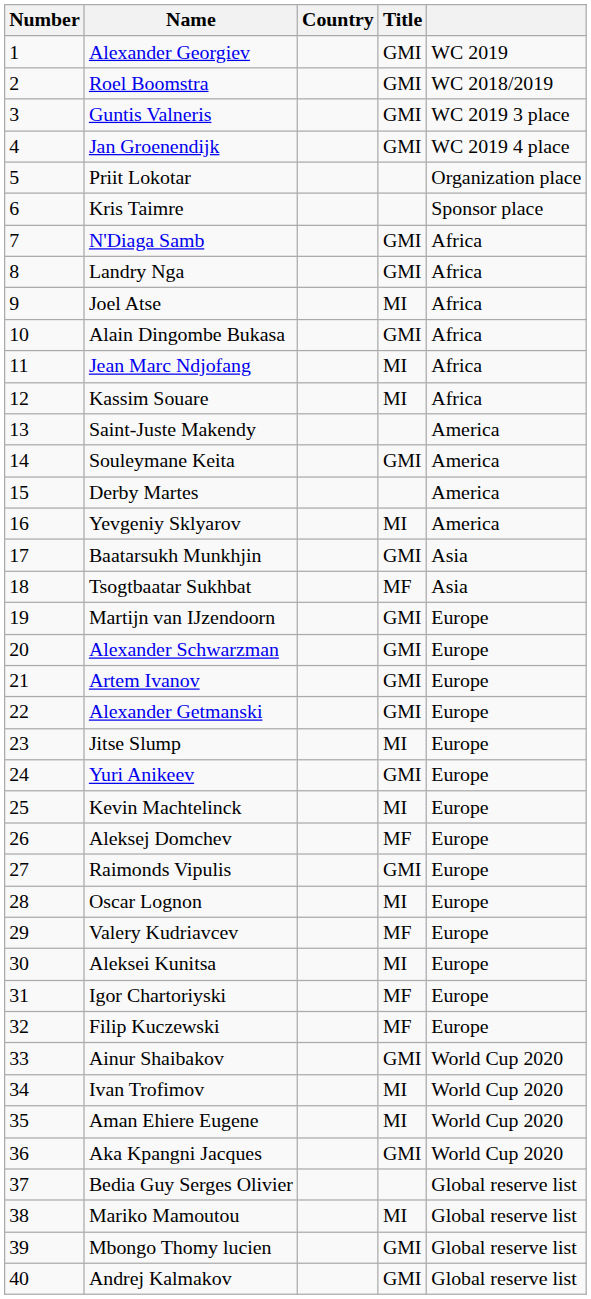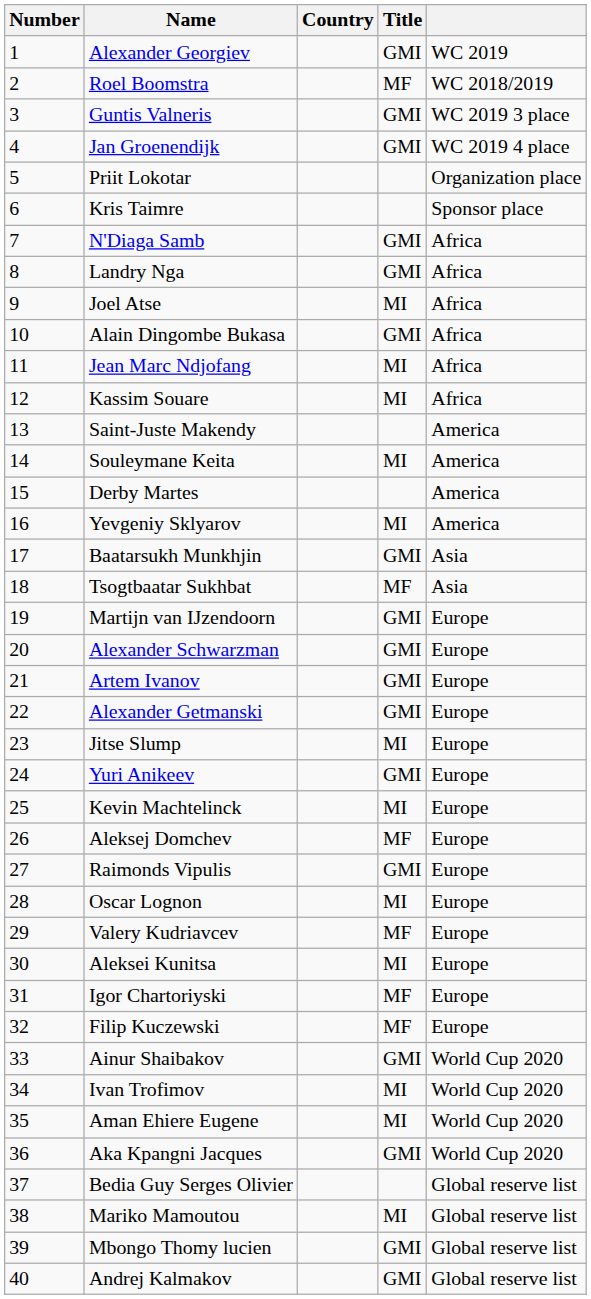(402, 83) GMI -> (397, 83) MF
(402, 460) GMI -> (395, 460) MI
